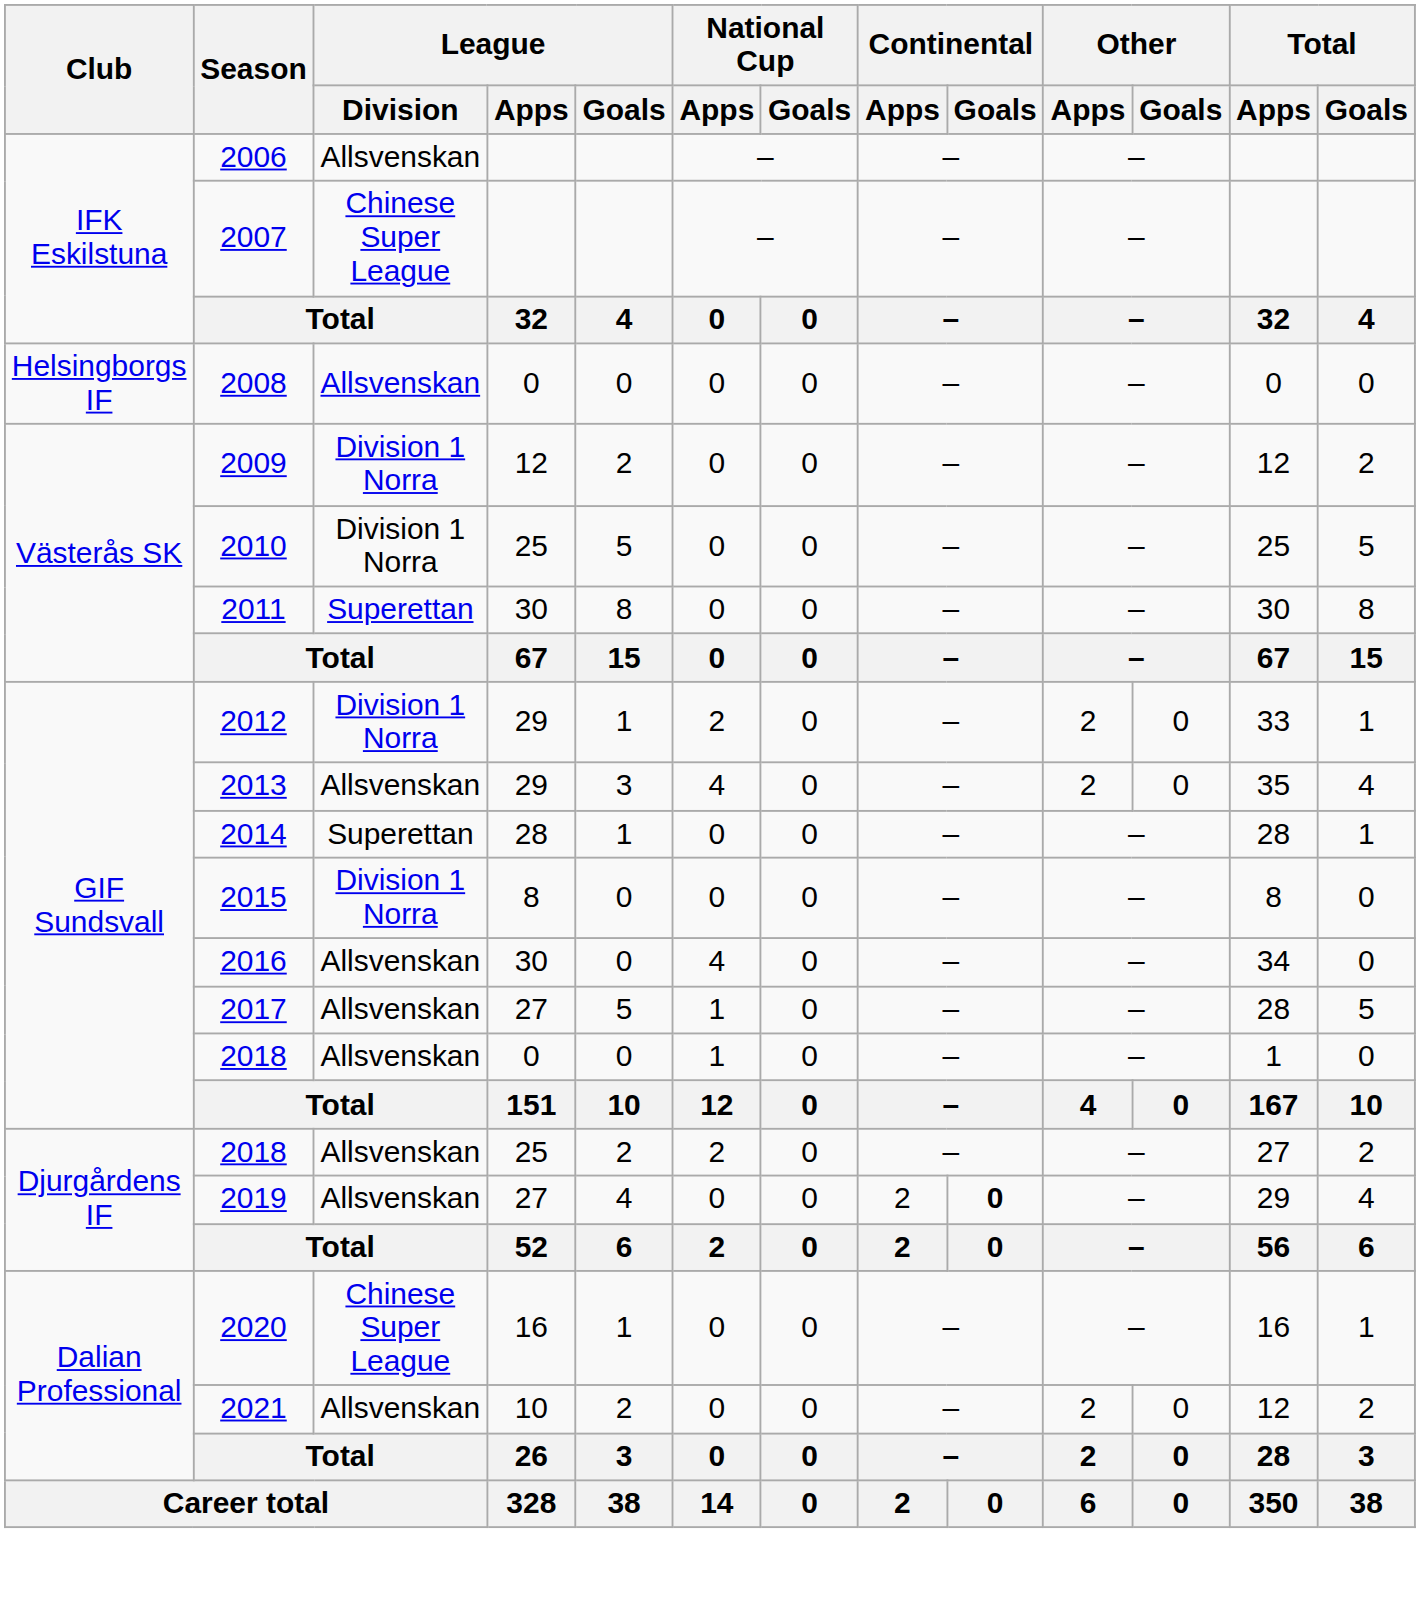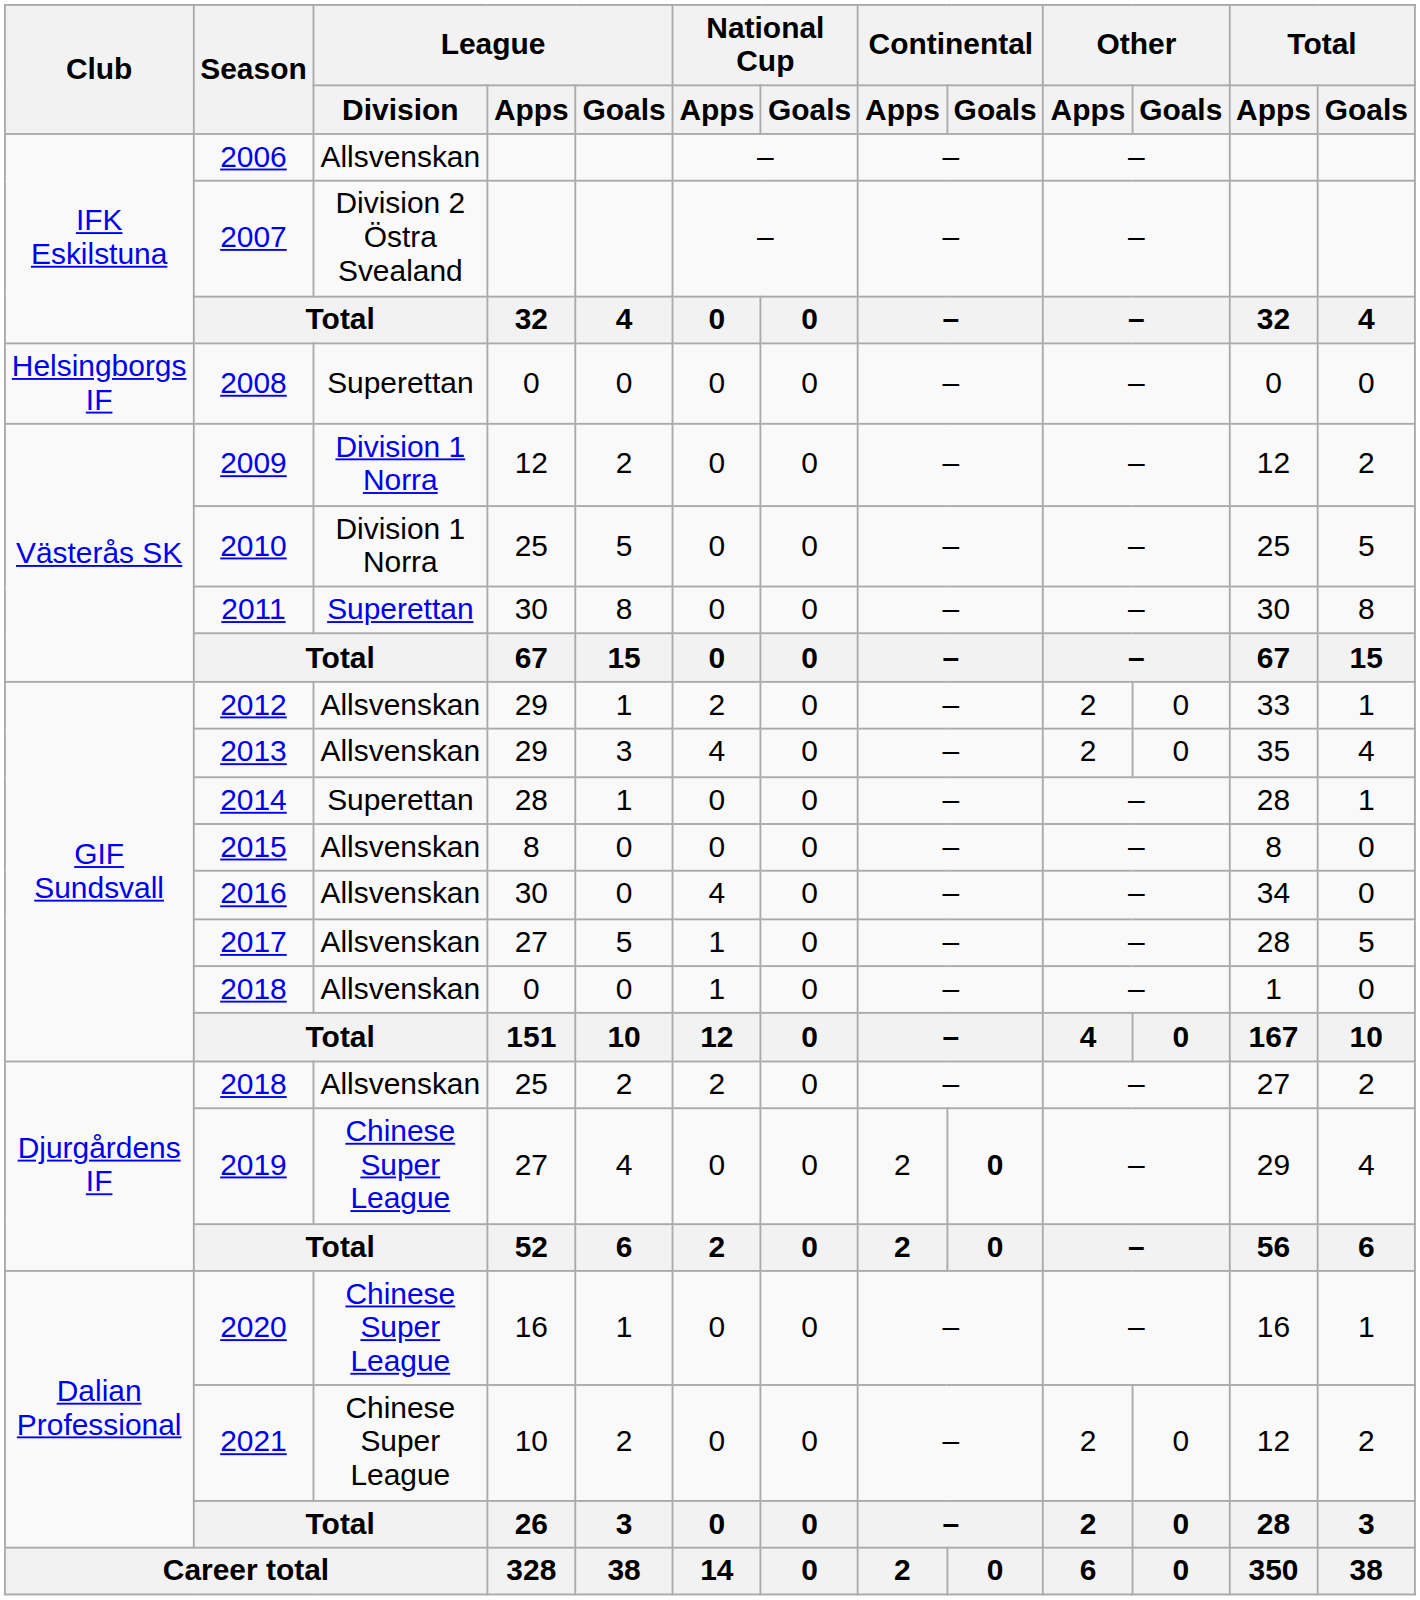(400, 237) Chinese Super League -> (400, 237) Division 2 Östra Svealand
(400, 383) Allsvenskan -> (400, 383) Superettan
(400, 721) Division 1 Norra -> (400, 704) Allsvenskan
(400, 897) Division 1 Norra -> (400, 847) Allsvenskan
(400, 1199) Allsvenskan -> (400, 1165) Chinese Super League
(400, 1408) Allsvenskan -> (400, 1442) Chinese Super League
